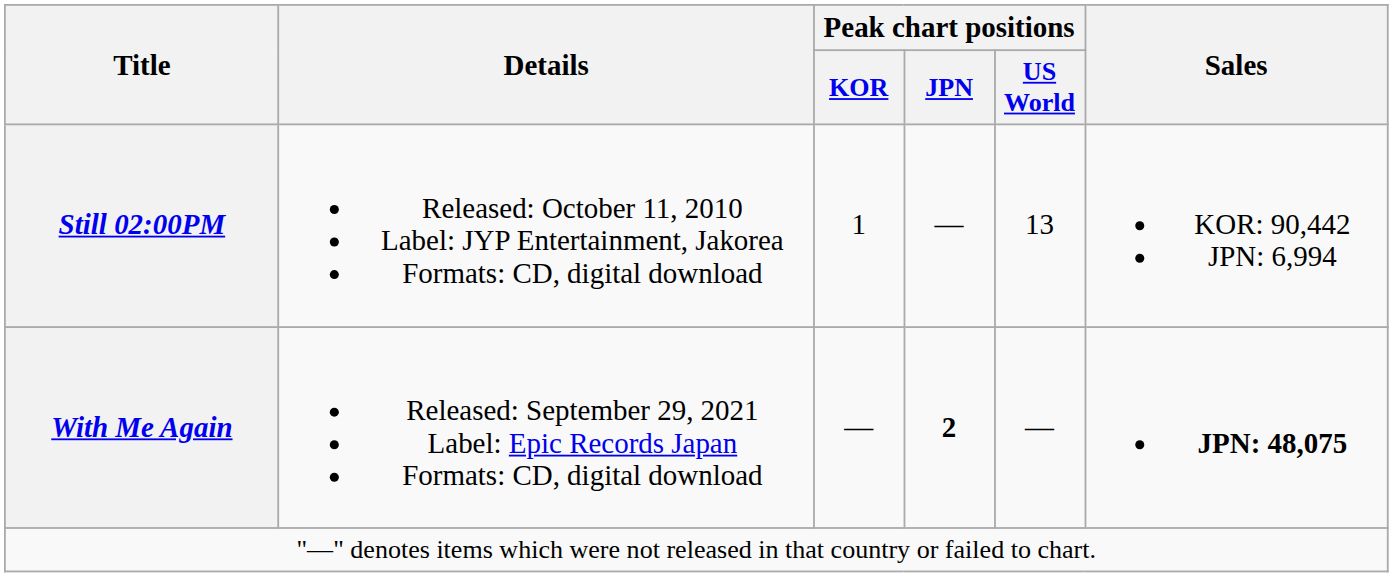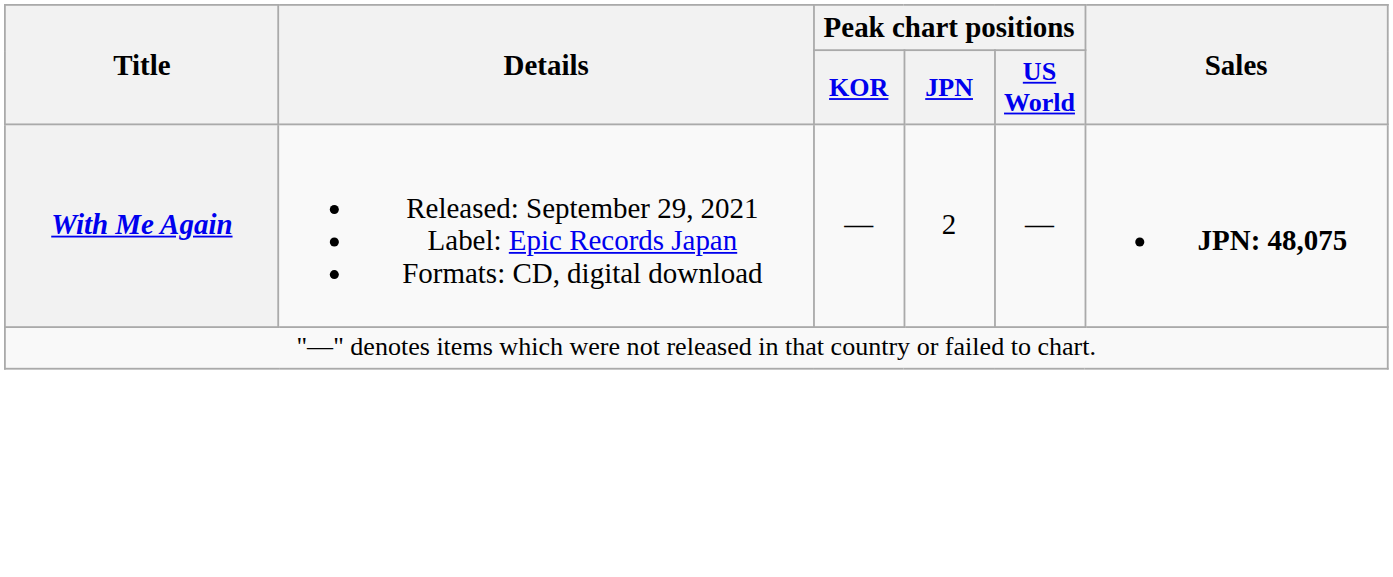- row: (142, 224)
(949, 426) bold -> (949, 224) normal
